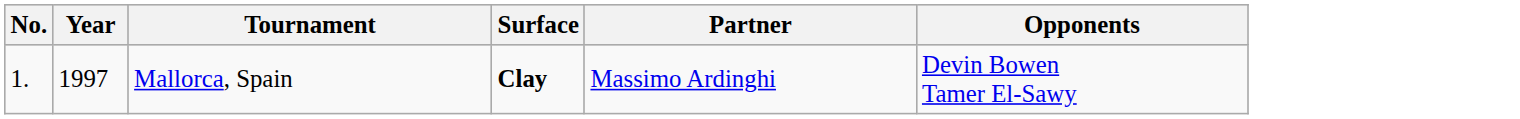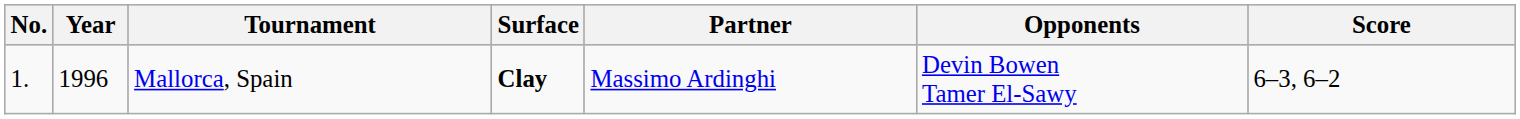+ column: (1381, 24)
(83, 78) 1997 -> (83, 78) 1996
